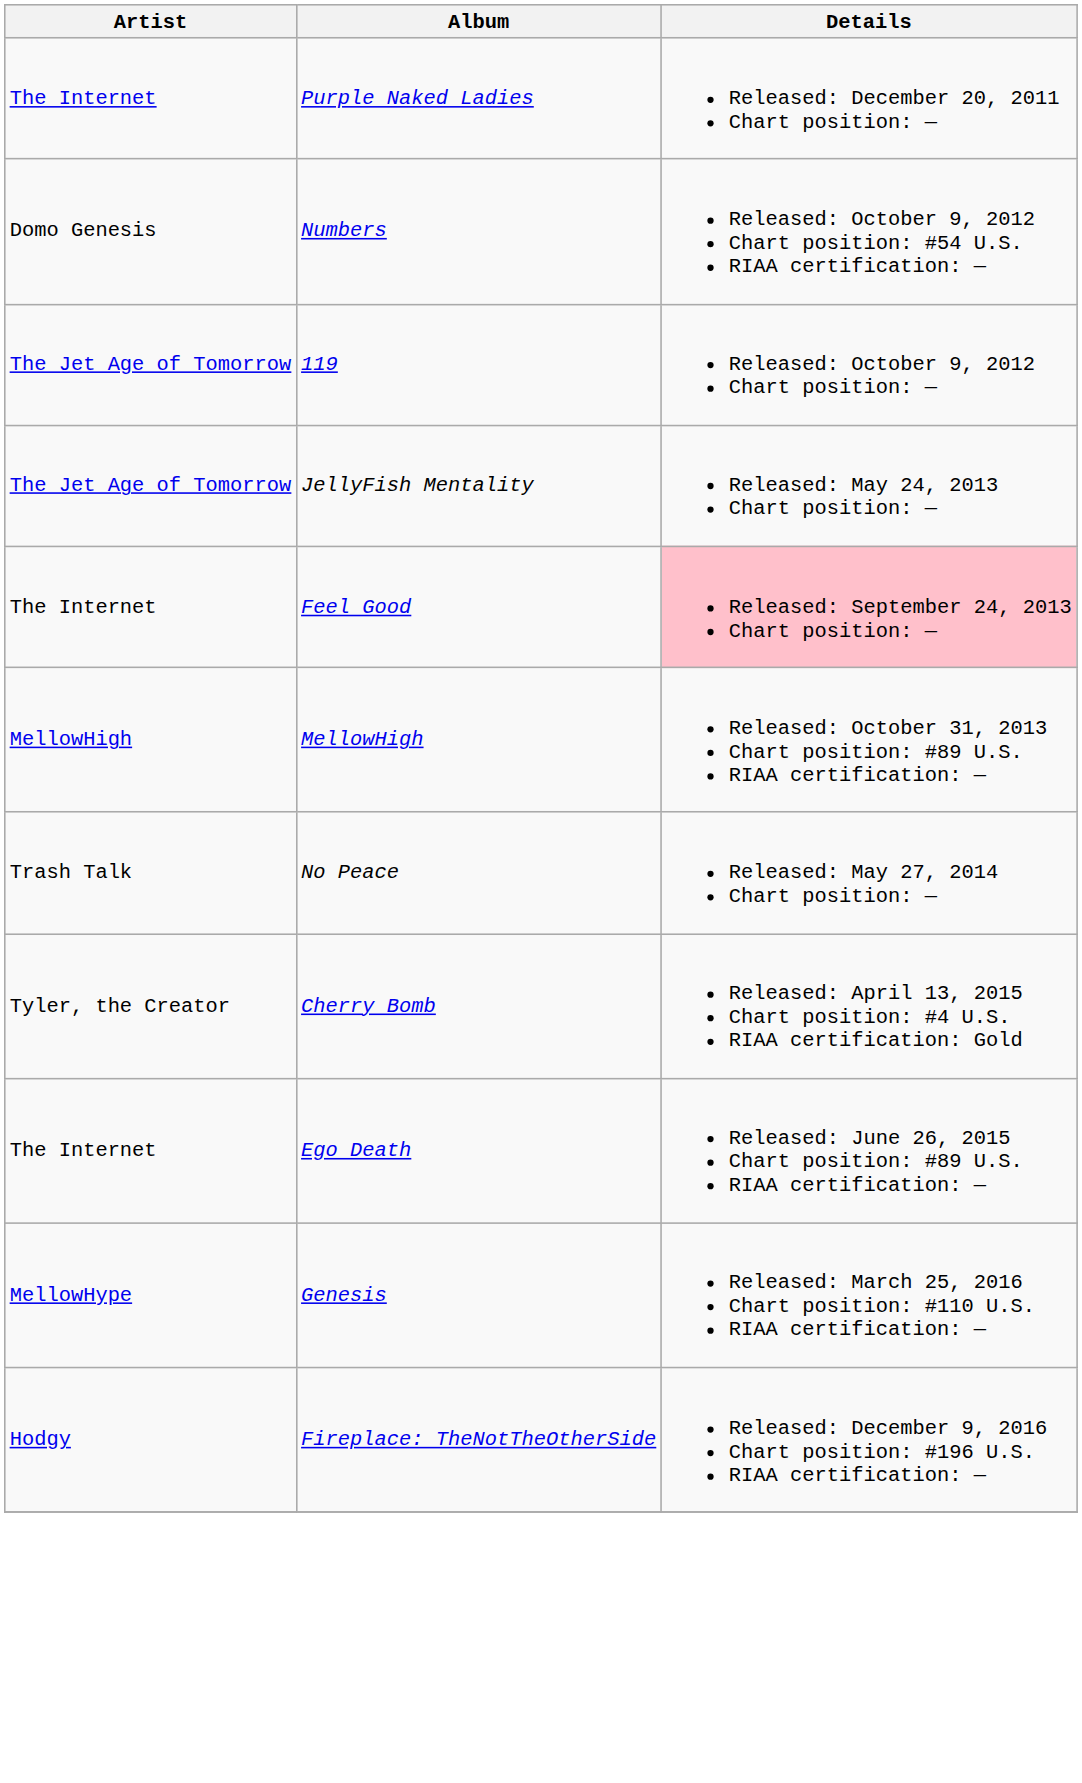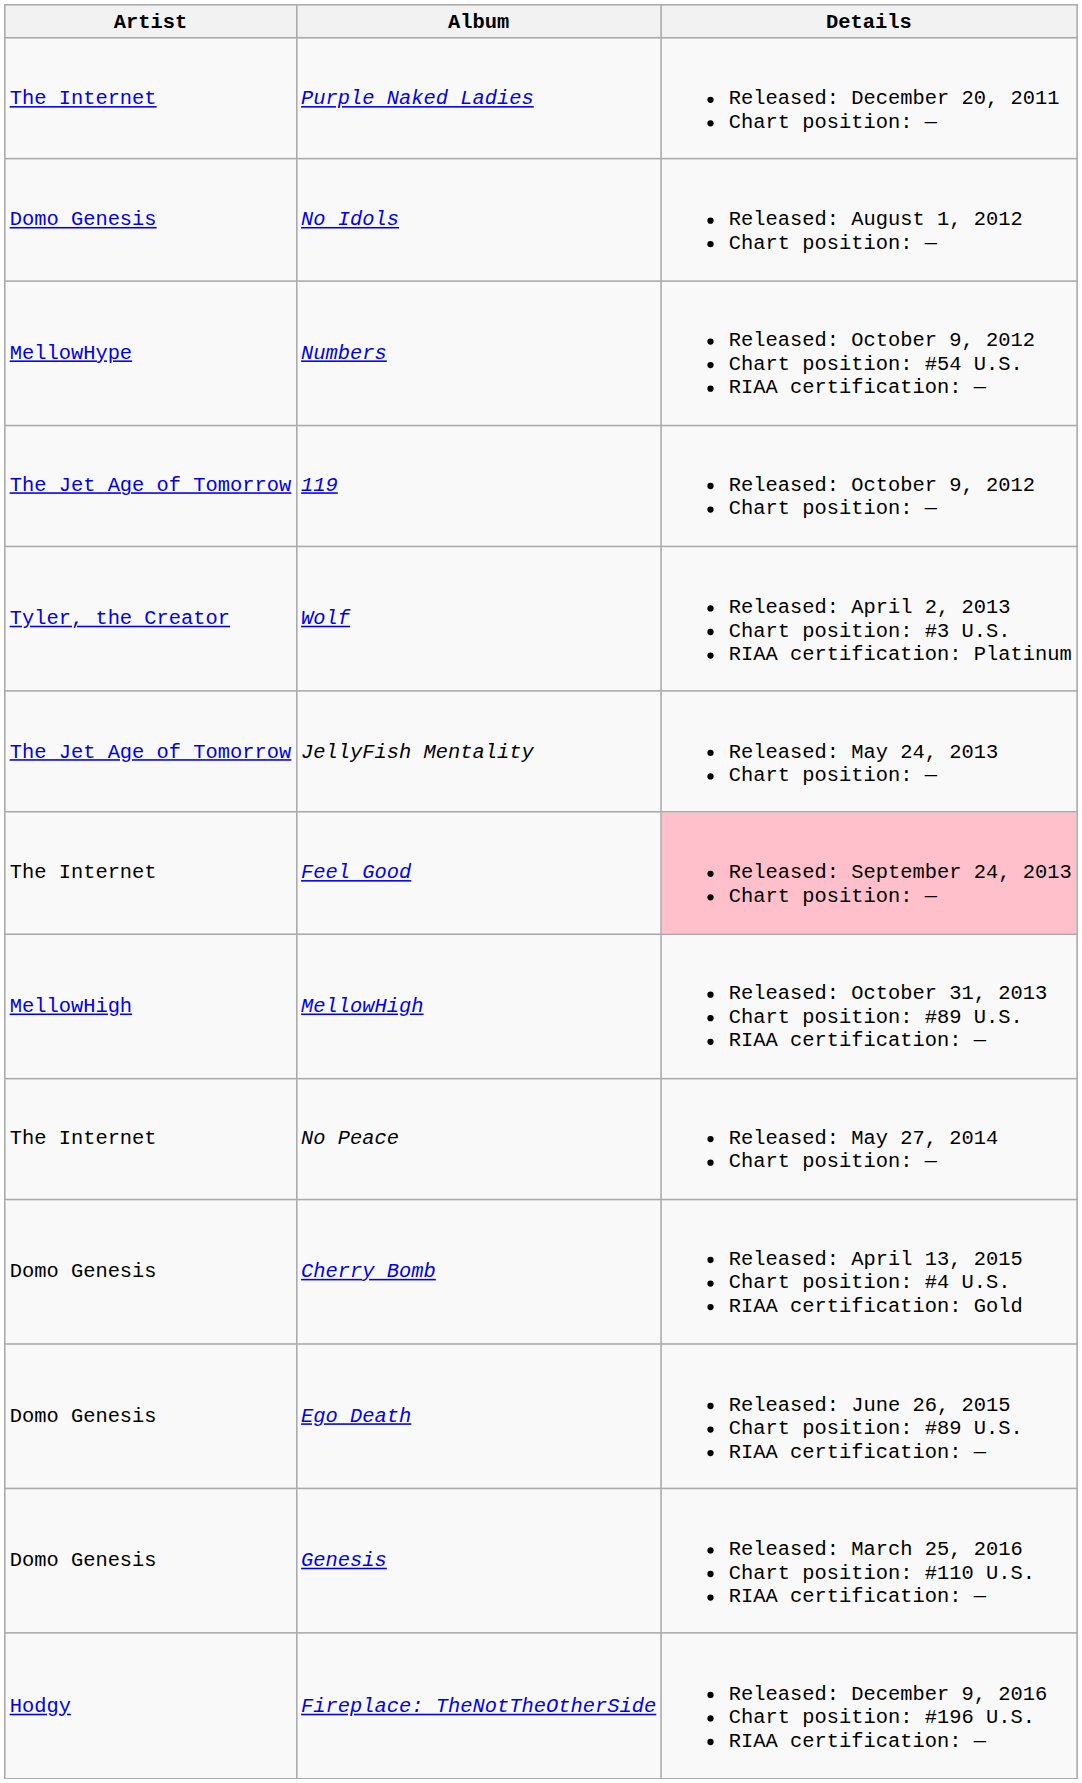+ row: (350, 220)
(83, 232) Domo Genesis -> (71, 353) MellowHype
+ row: (326, 619)
(71, 873) Trash Talk -> (83, 1139) The Internet
(120, 1006) Tyler, the Creator -> (83, 1272) Domo Genesis
(83, 1151) The Internet -> (83, 1416) Domo Genesis
(71, 1295) MellowHype -> (83, 1561) Domo Genesis
